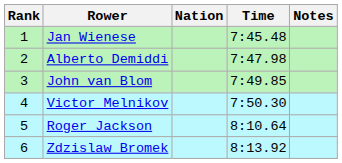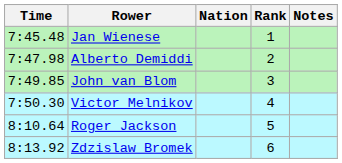columns swapped: (24, 16) <-> (258, 16)
